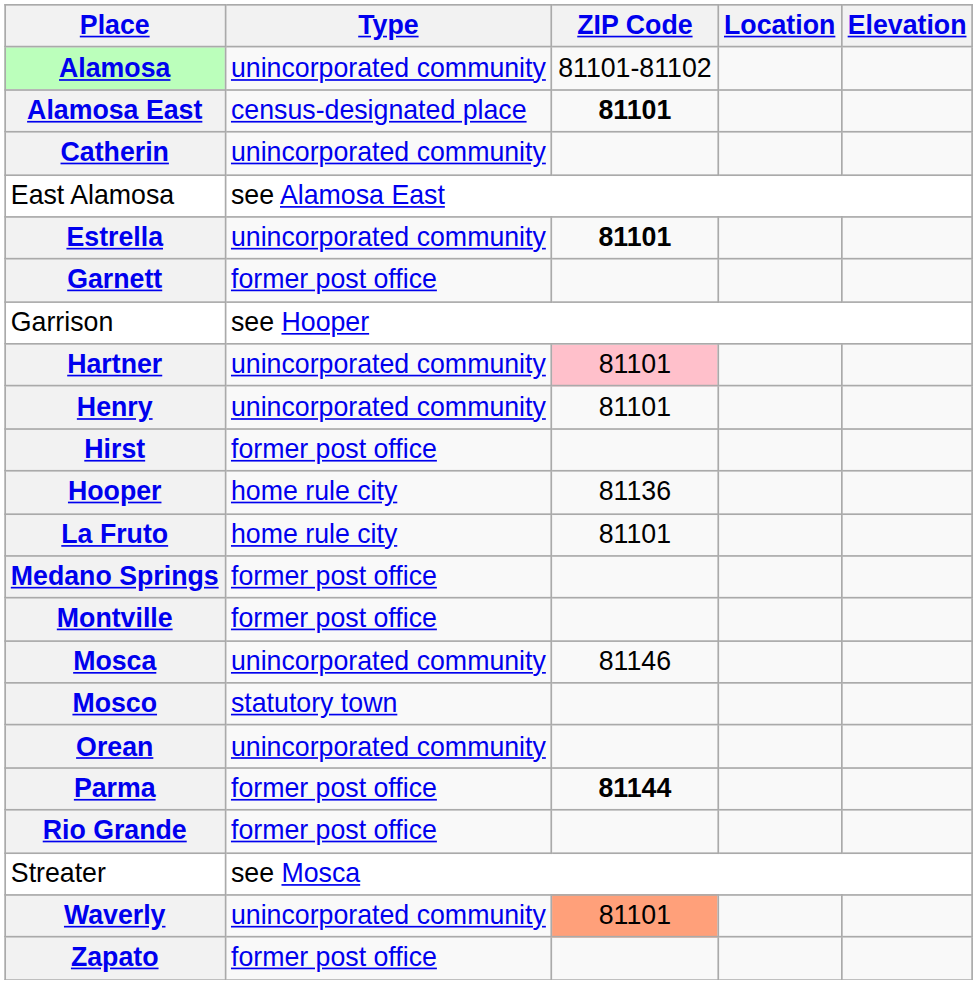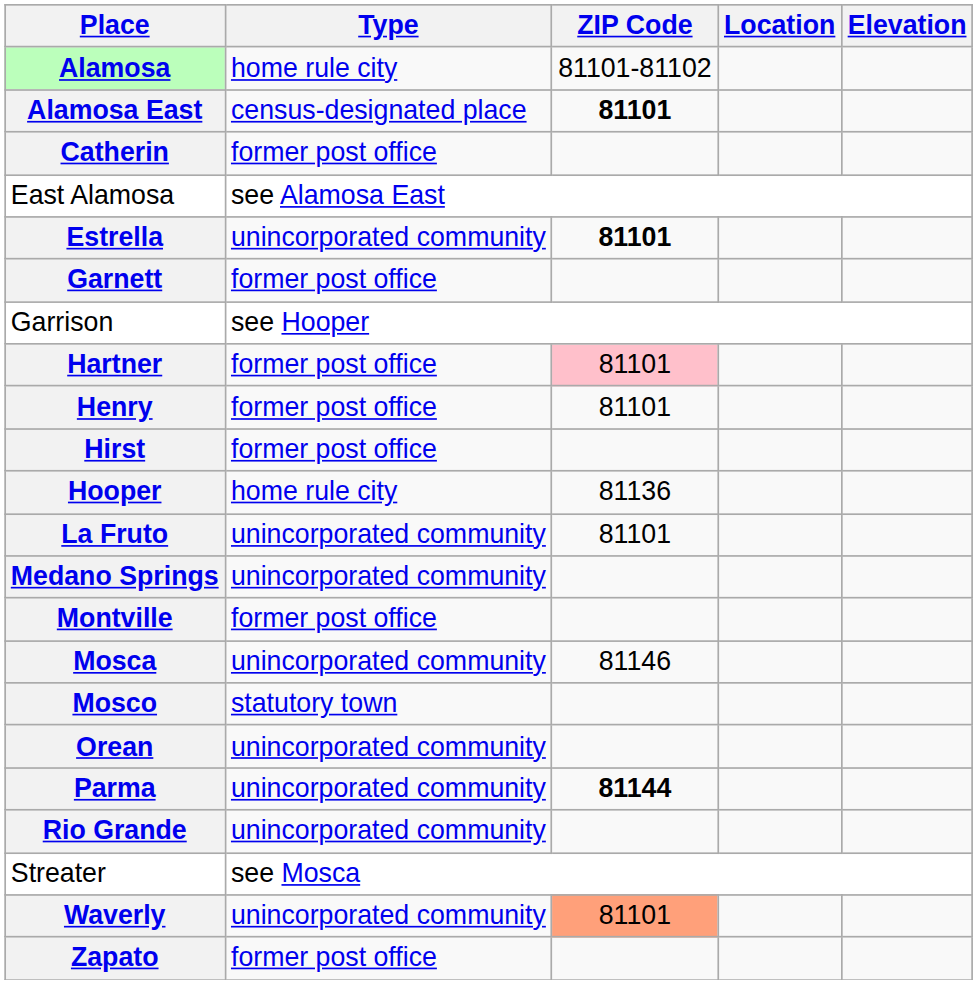(388, 68) unincorporated community -> (314, 68) home rule city
(388, 152) unincorporated community -> (334, 152) former post office
(388, 364) unincorporated community -> (334, 364) former post office
(388, 407) unincorporated community -> (334, 407) former post office
(314, 534) home rule city -> (388, 534) unincorporated community
(334, 576) former post office -> (388, 576) unincorporated community
(334, 788) former post office -> (388, 788) unincorporated community
(334, 830) former post office -> (388, 830) unincorporated community
